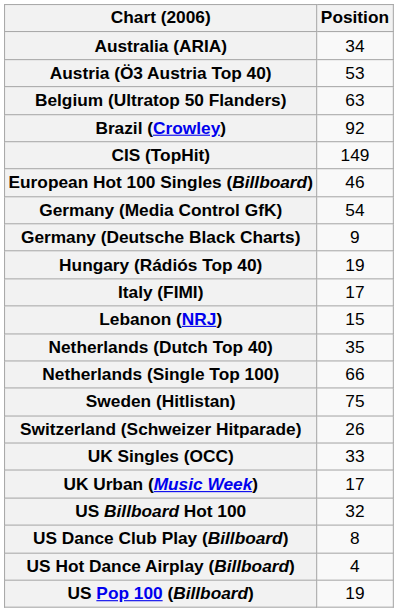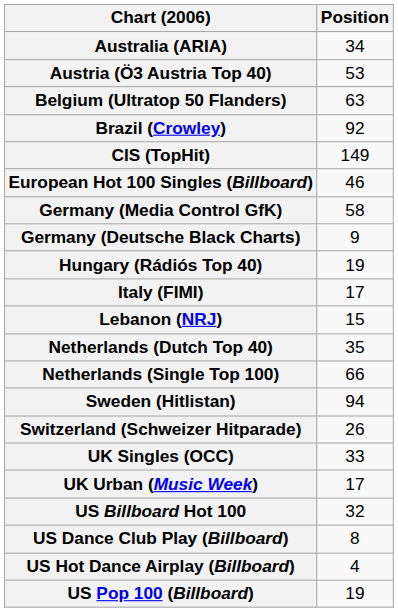(355, 210) 54 -> (355, 210) 58
(355, 401) 75 -> (355, 401) 94
